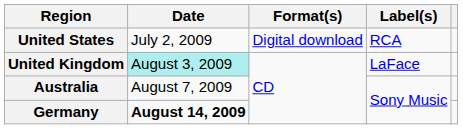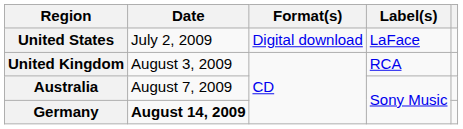(386, 40) RCA -> (395, 40) LaFace
(182, 64) paleturquoise background -> (182, 64) no background
(395, 64) LaFace -> (386, 64) RCA
